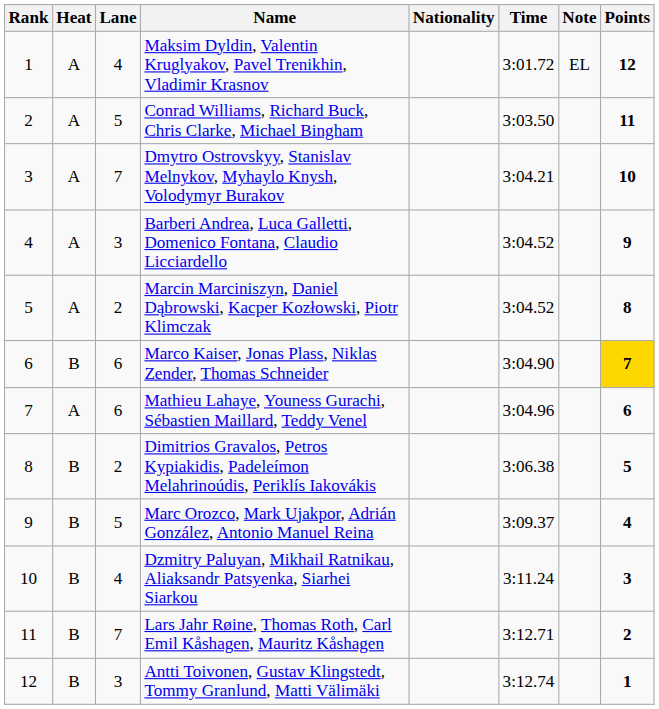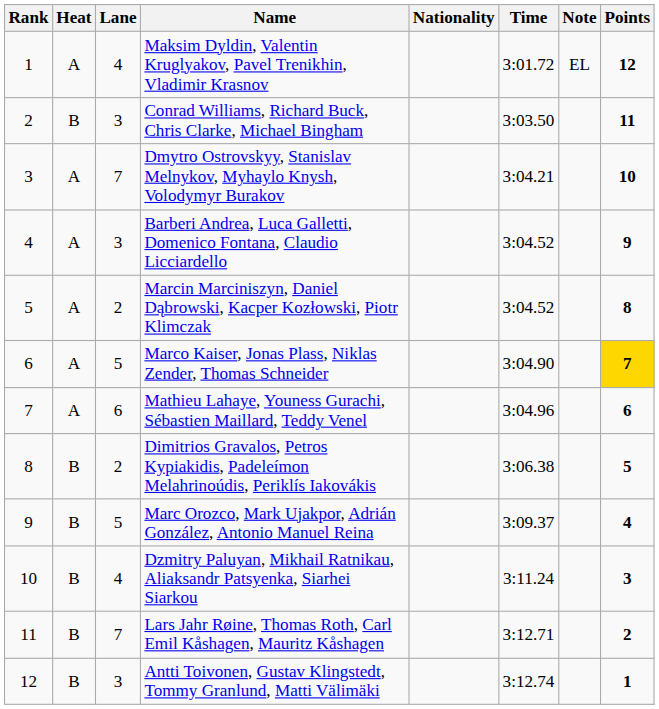(74, 120) A -> (74, 120) B
(118, 120) 5 -> (118, 120) 3
(74, 363) B -> (74, 363) A
(118, 363) 6 -> (118, 363) 5
